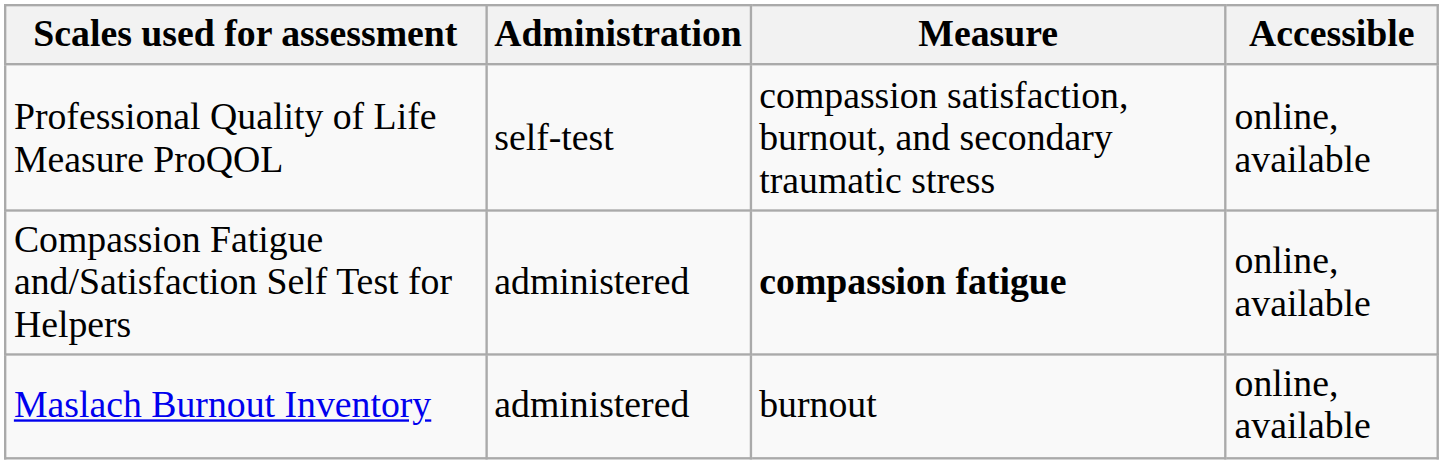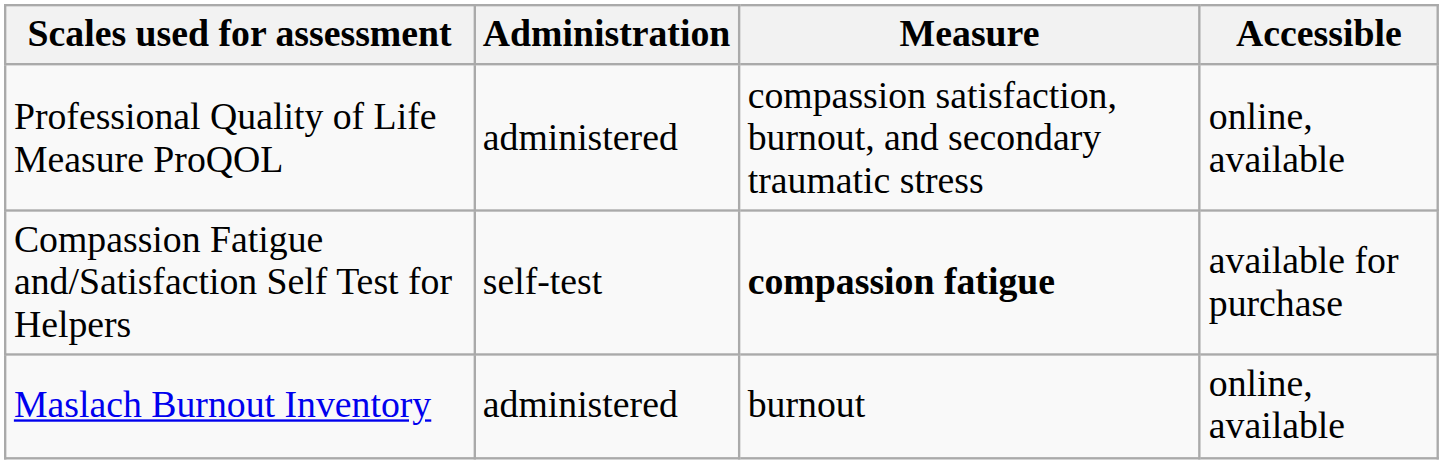(554, 136) self-test -> (580, 136) administered
(592, 281) administered -> (543, 281) self-test
(1303, 281) online, available -> (1304, 281) available for purchase
